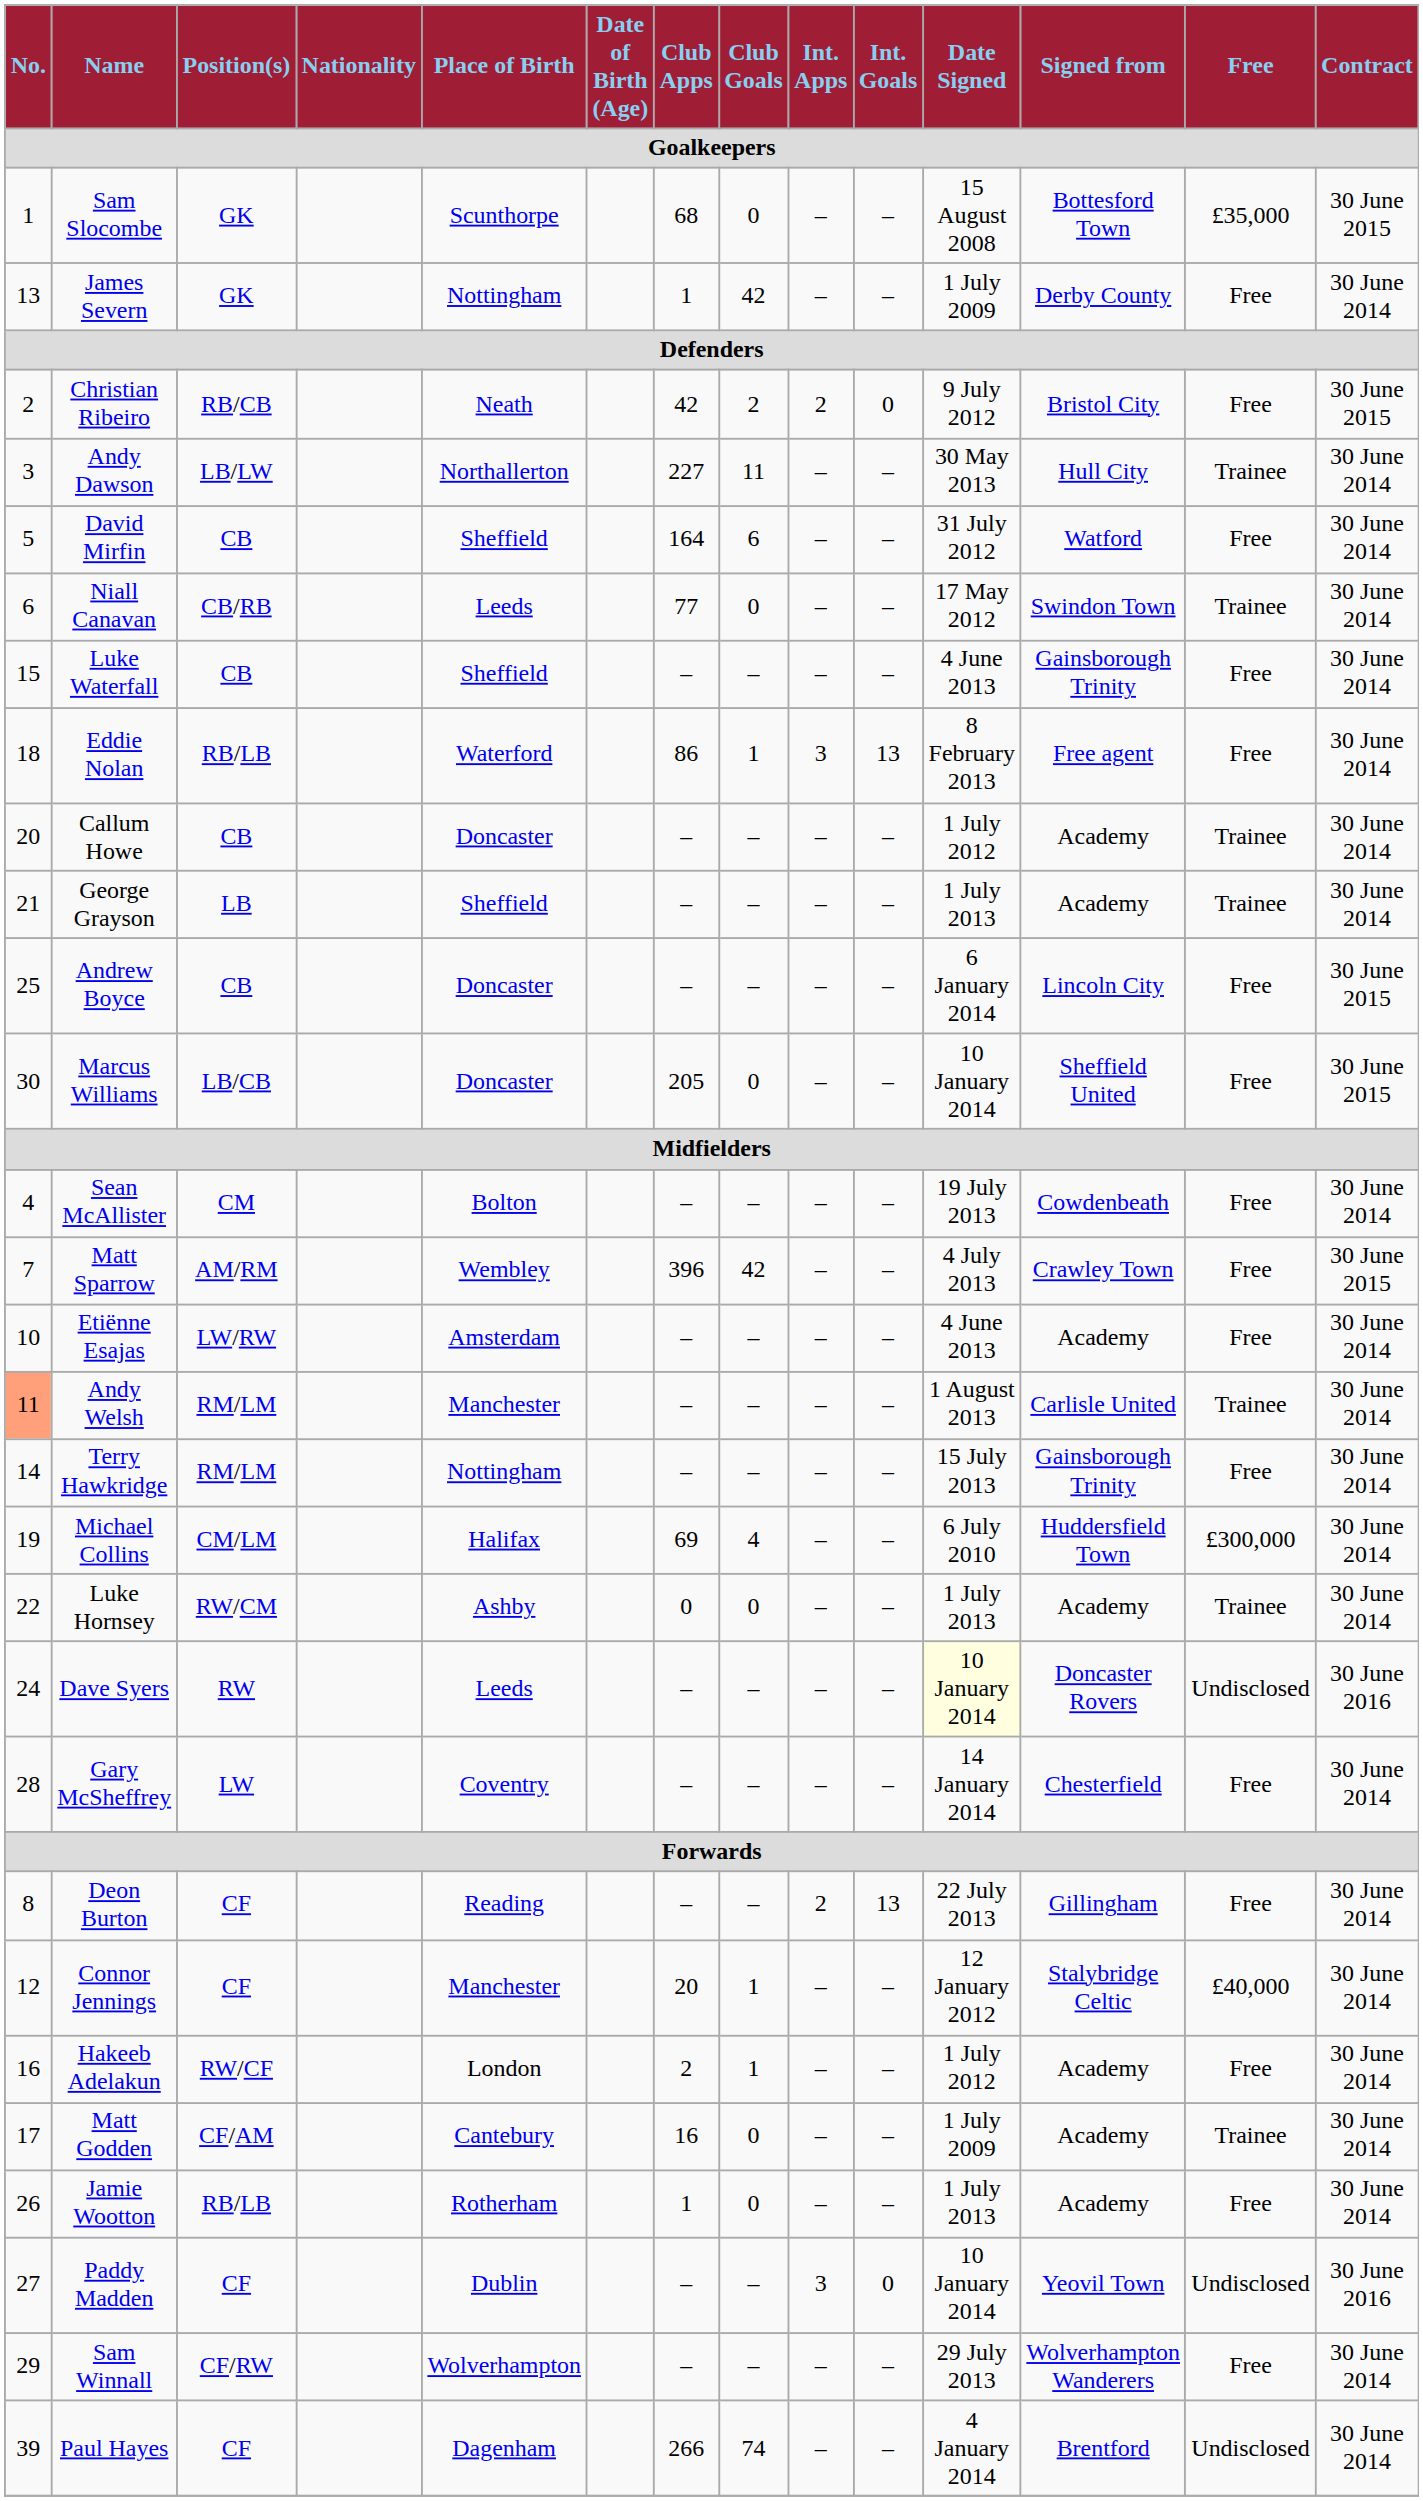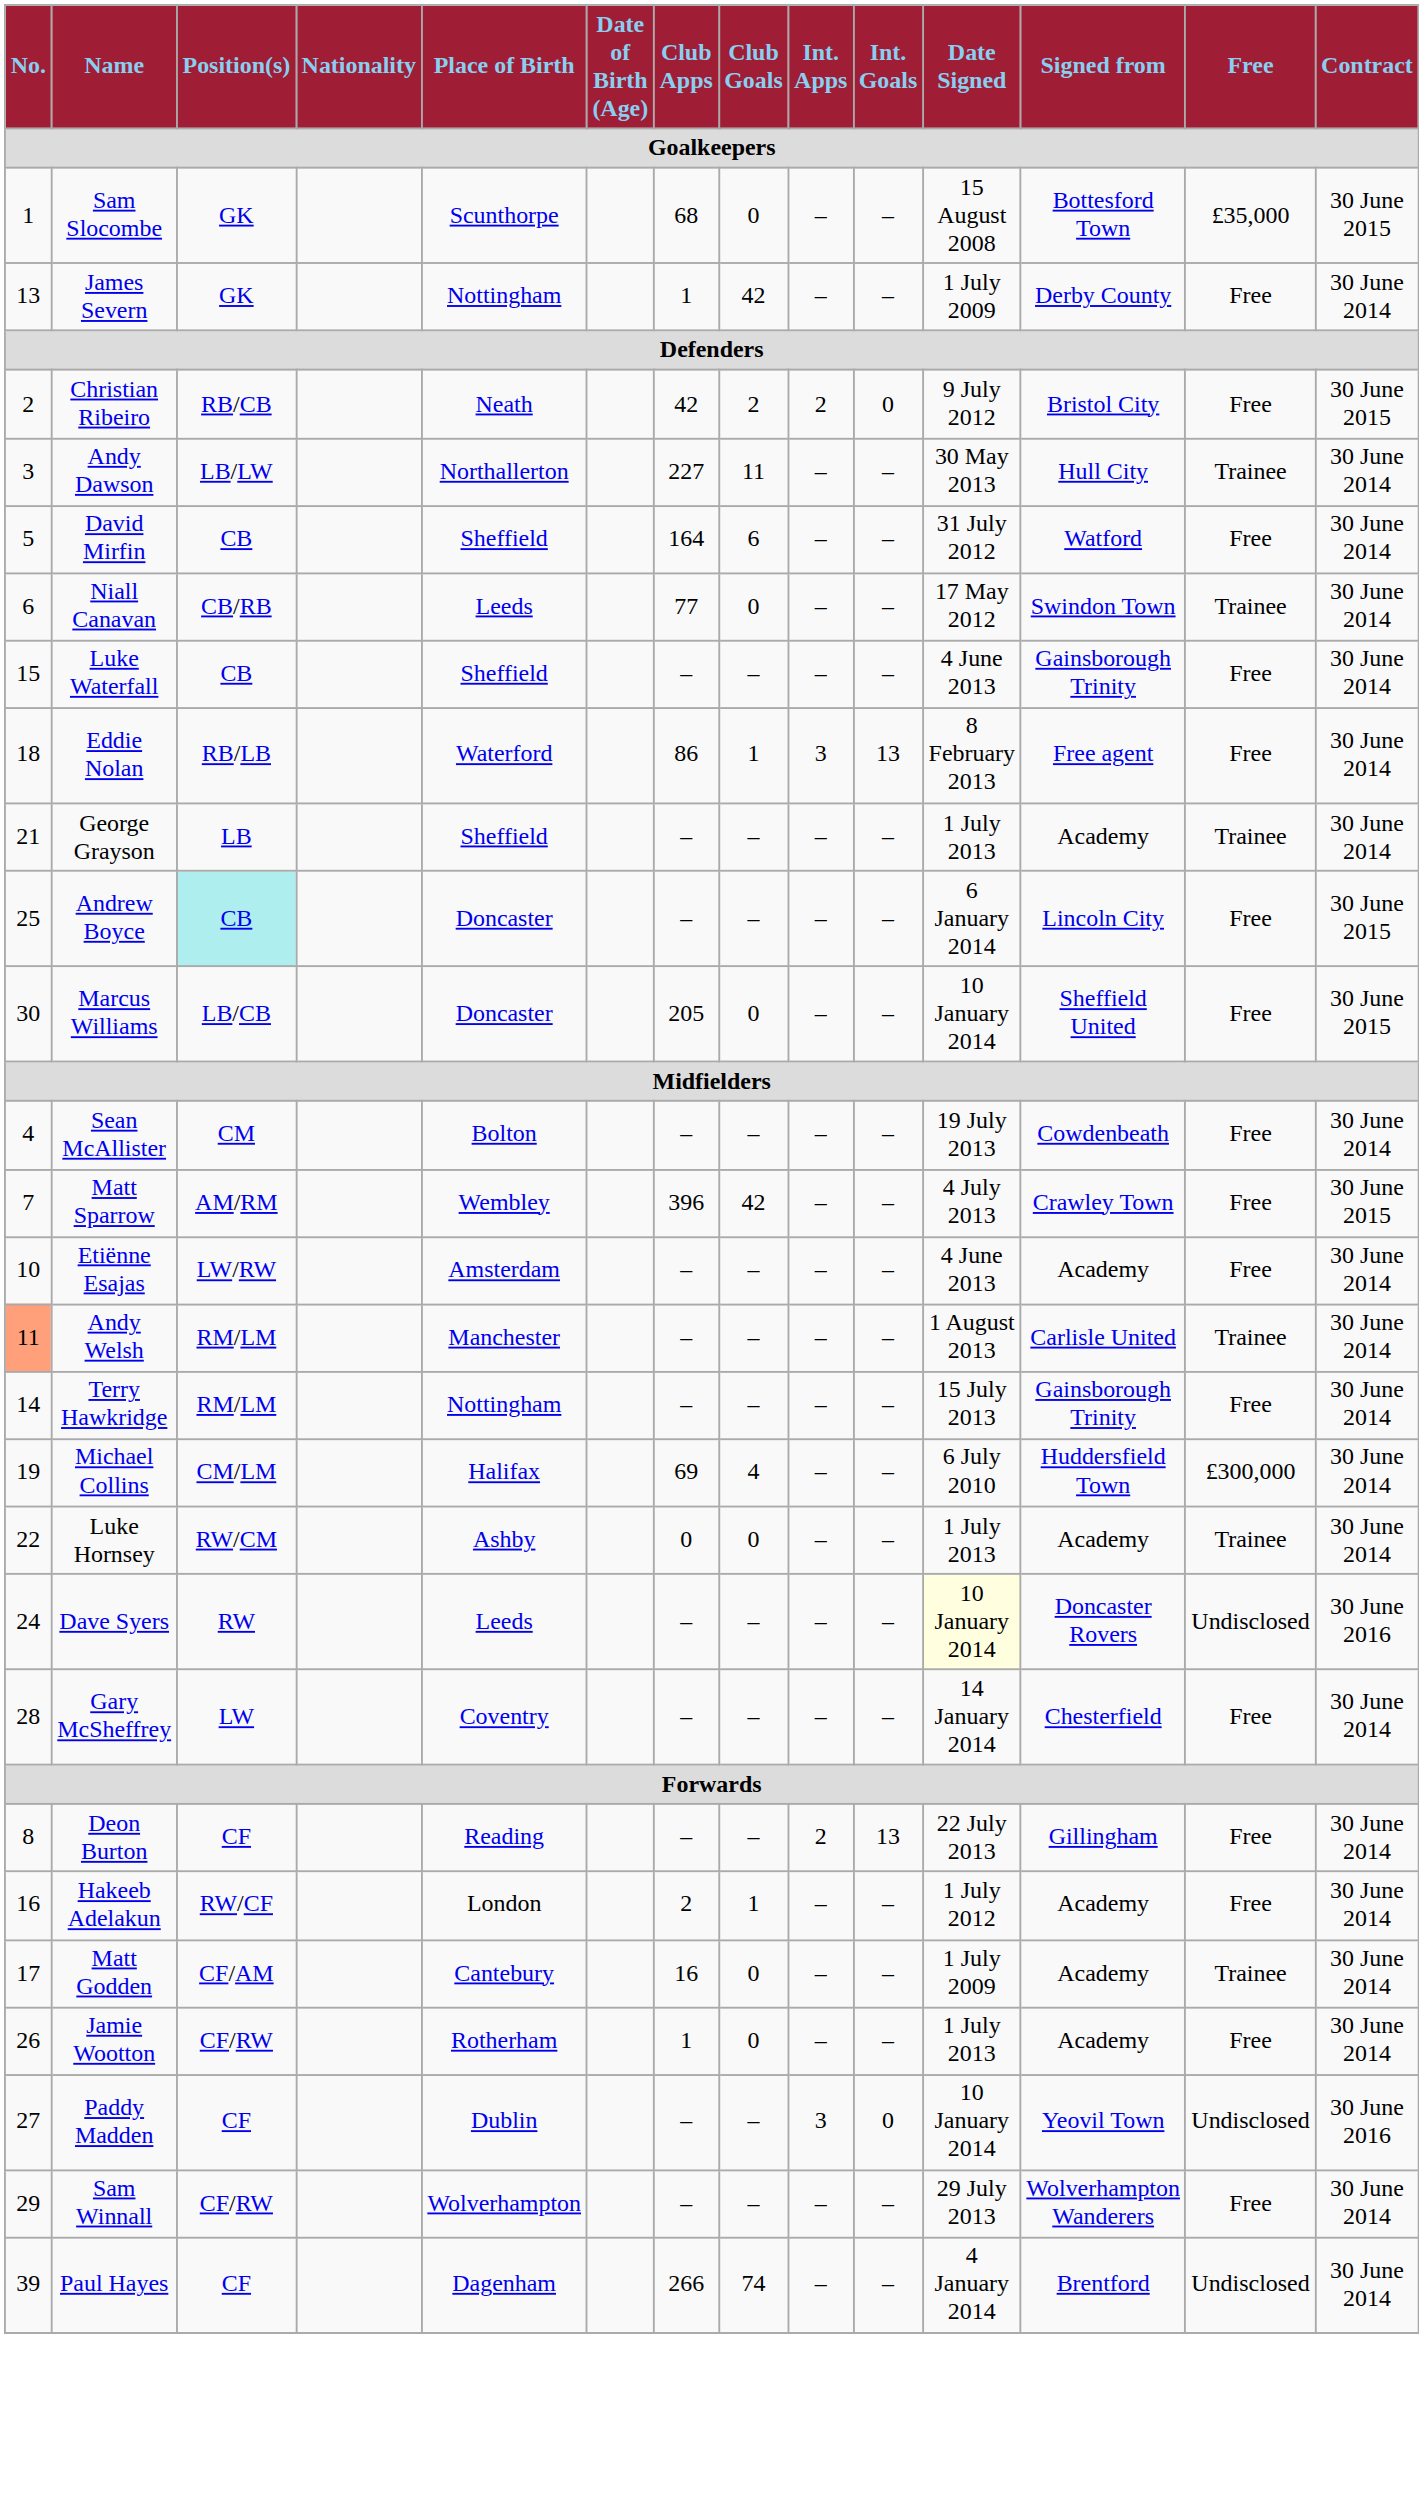- row: (114, 836)
(236, 985) no background -> (236, 918) paleturquoise background
- row: (114, 1986)
(236, 2203) RB/LB -> (236, 2040) CF/RW
